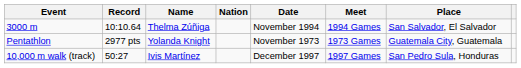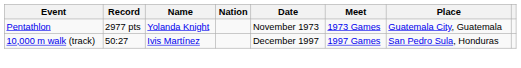- row: (22, 27)
